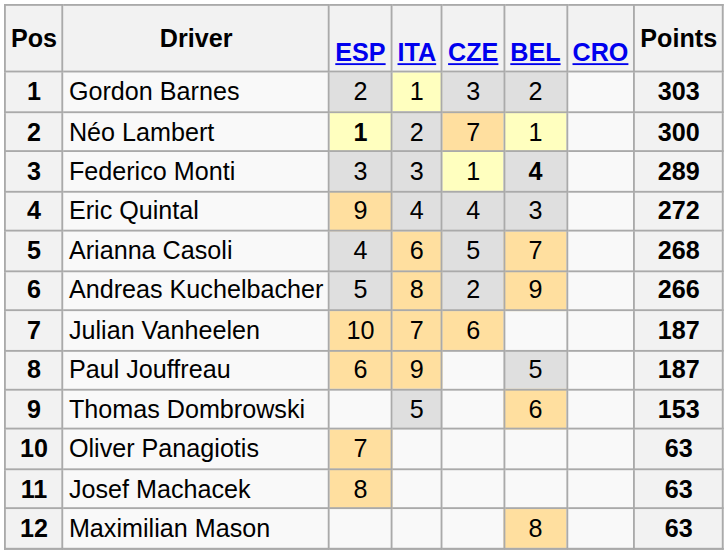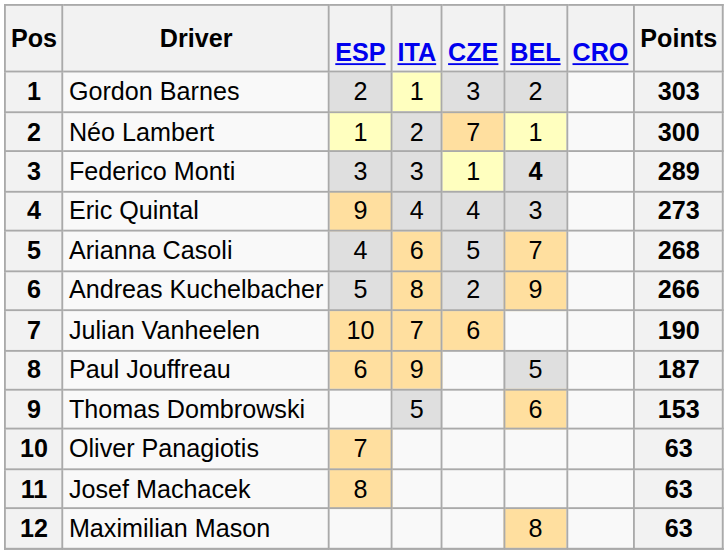(360, 131) bold -> (360, 131) normal
(679, 211) 272 -> (679, 211) 273
(679, 330) 187 -> (679, 330) 190
